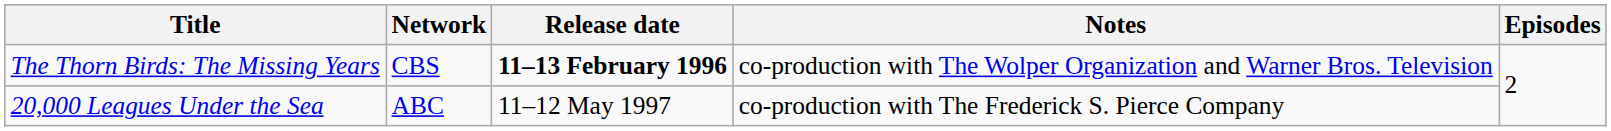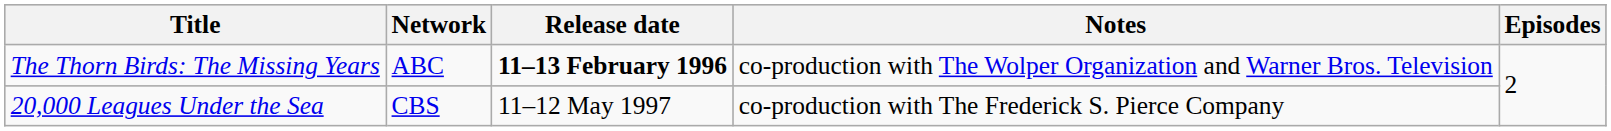(416, 65) CBS -> (418, 65) ABC
(418, 105) ABC -> (416, 105) CBS
